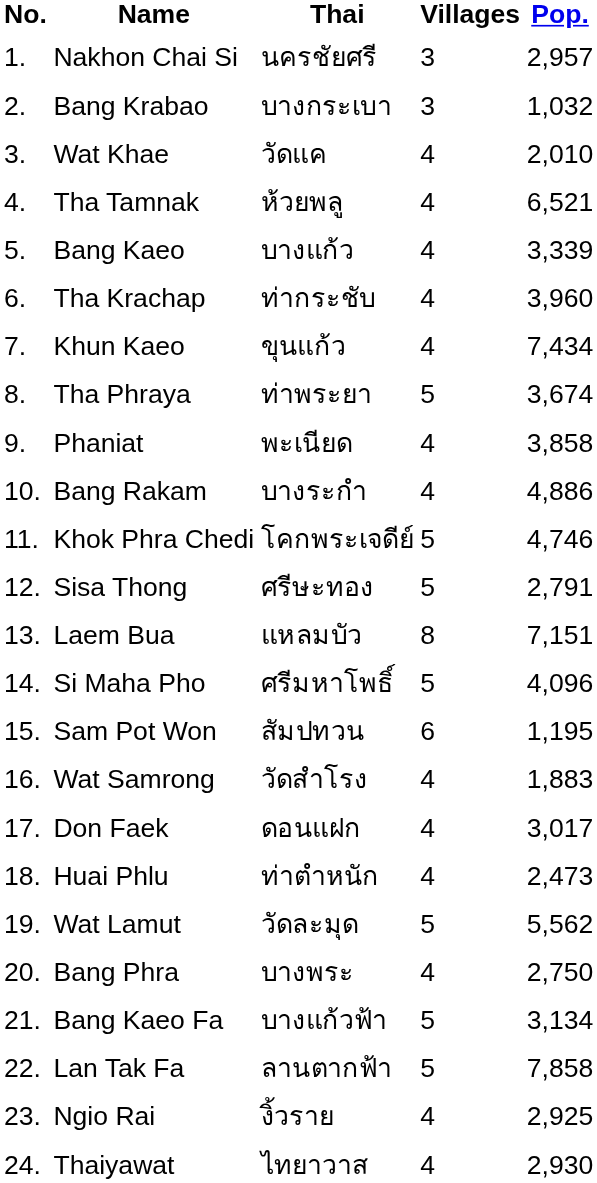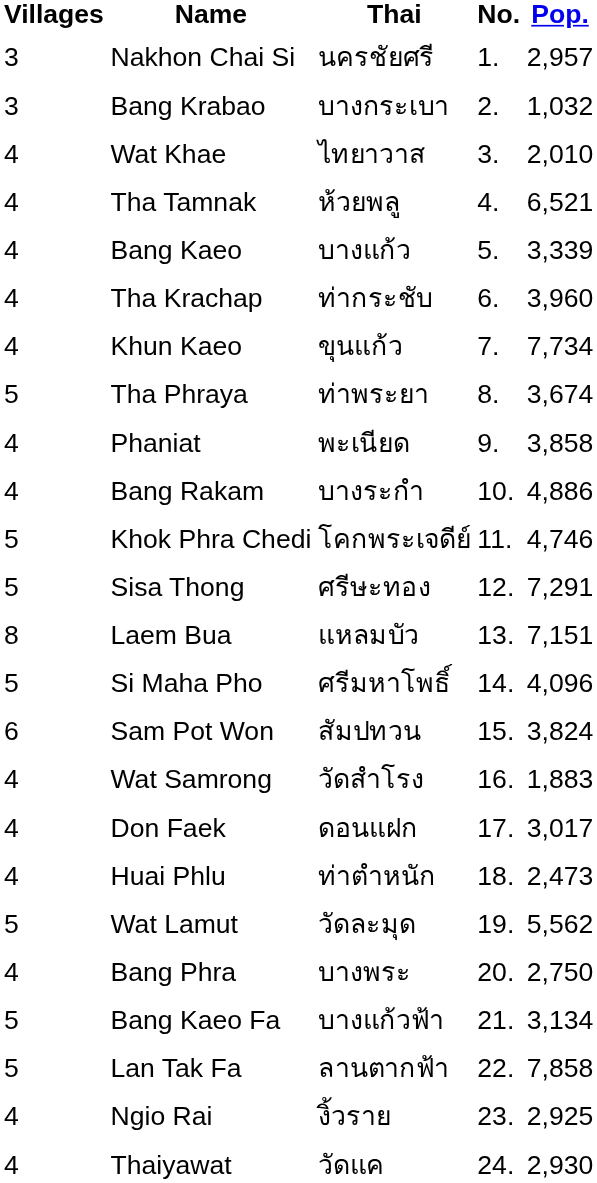columns swapped: (25, 14) <-> (470, 14)
(294, 154) วัดแค -> (372, 154) ไทยาวาส
(560, 345) 7,434 -> (560, 345) 7,734
(560, 586) 2,791 -> (560, 586) 7,291
(560, 730) 1,195 -> (560, 730) 3,824
(315, 1164) ไทยาวาส -> (351, 1164) วัดแค
